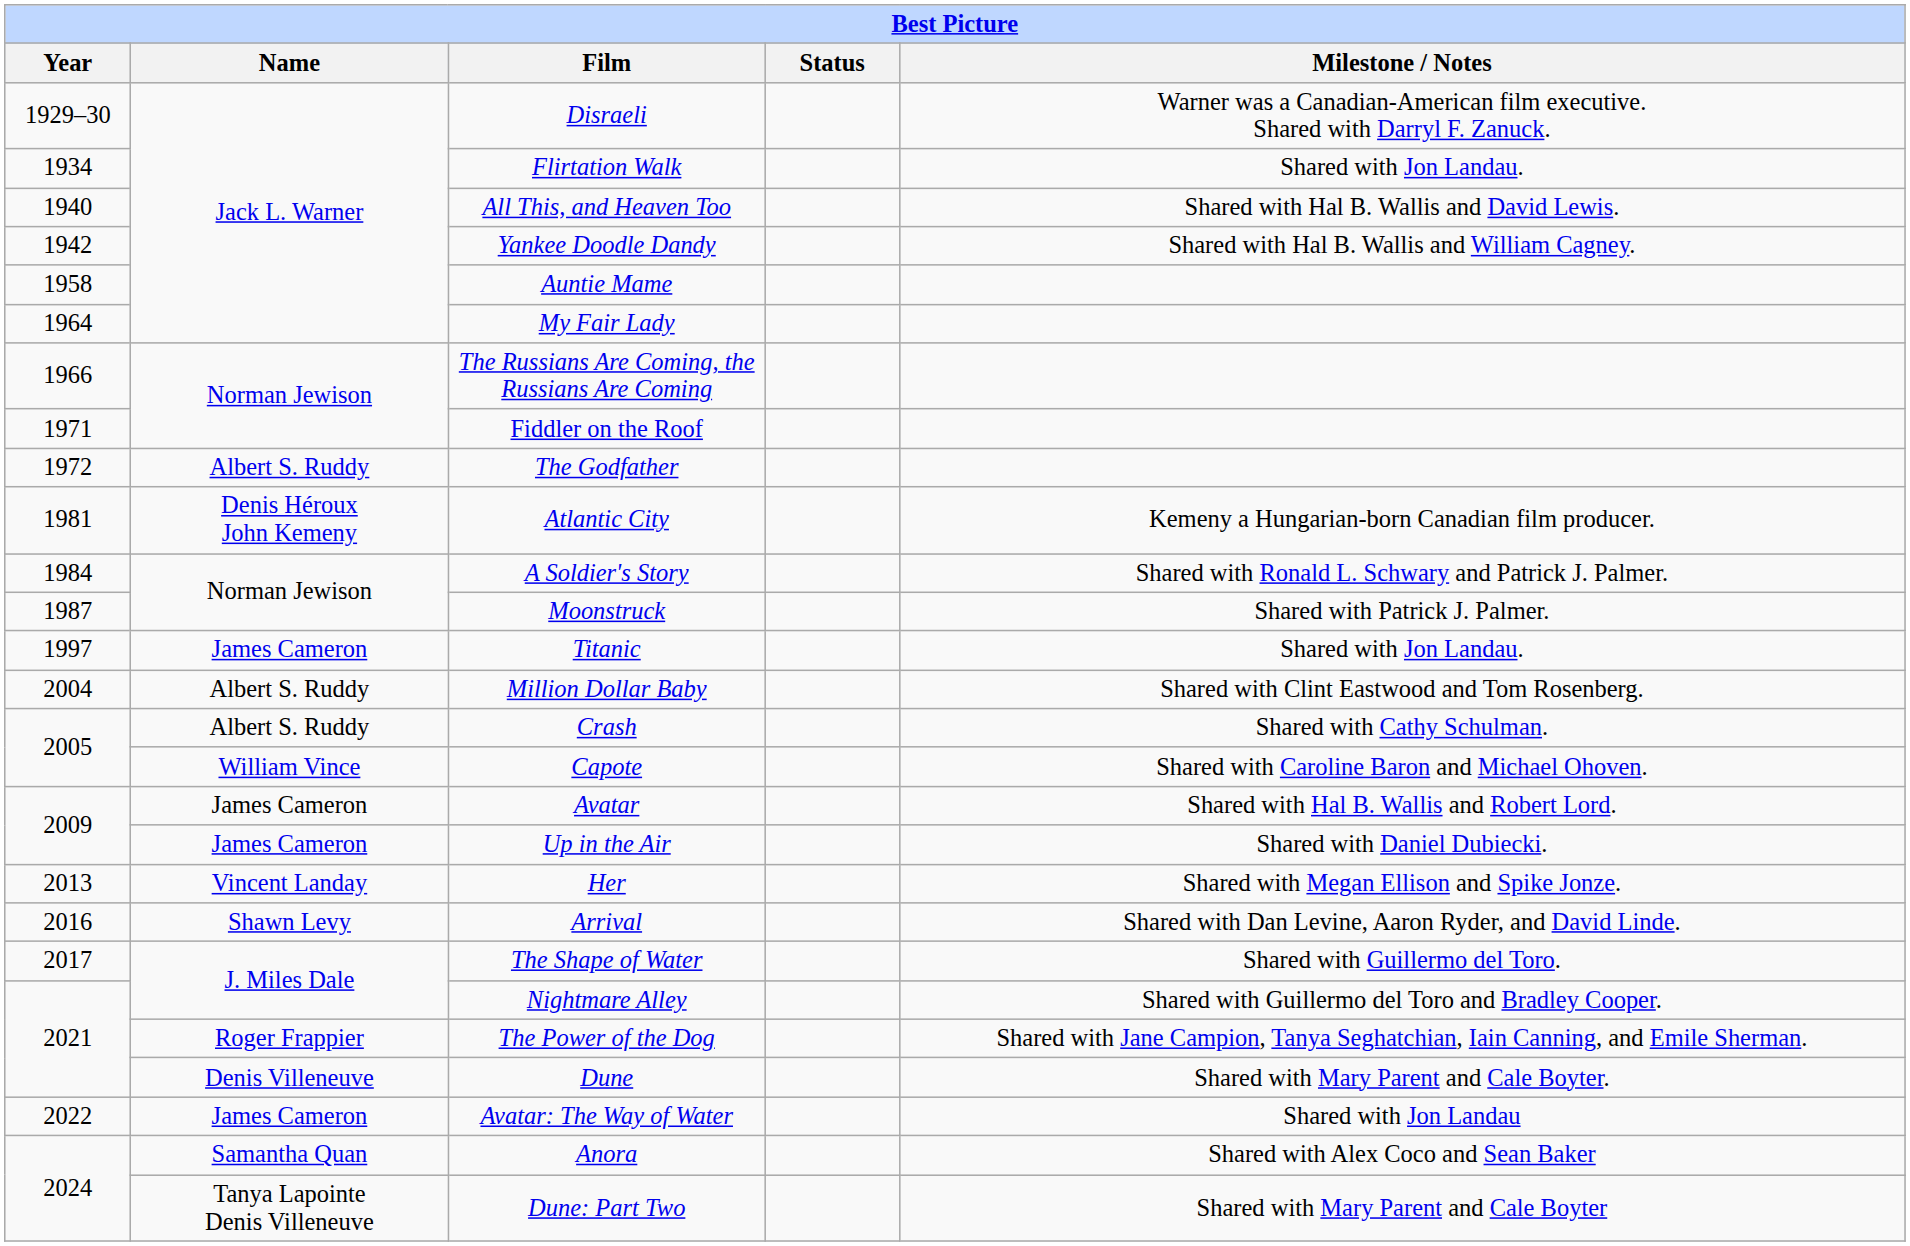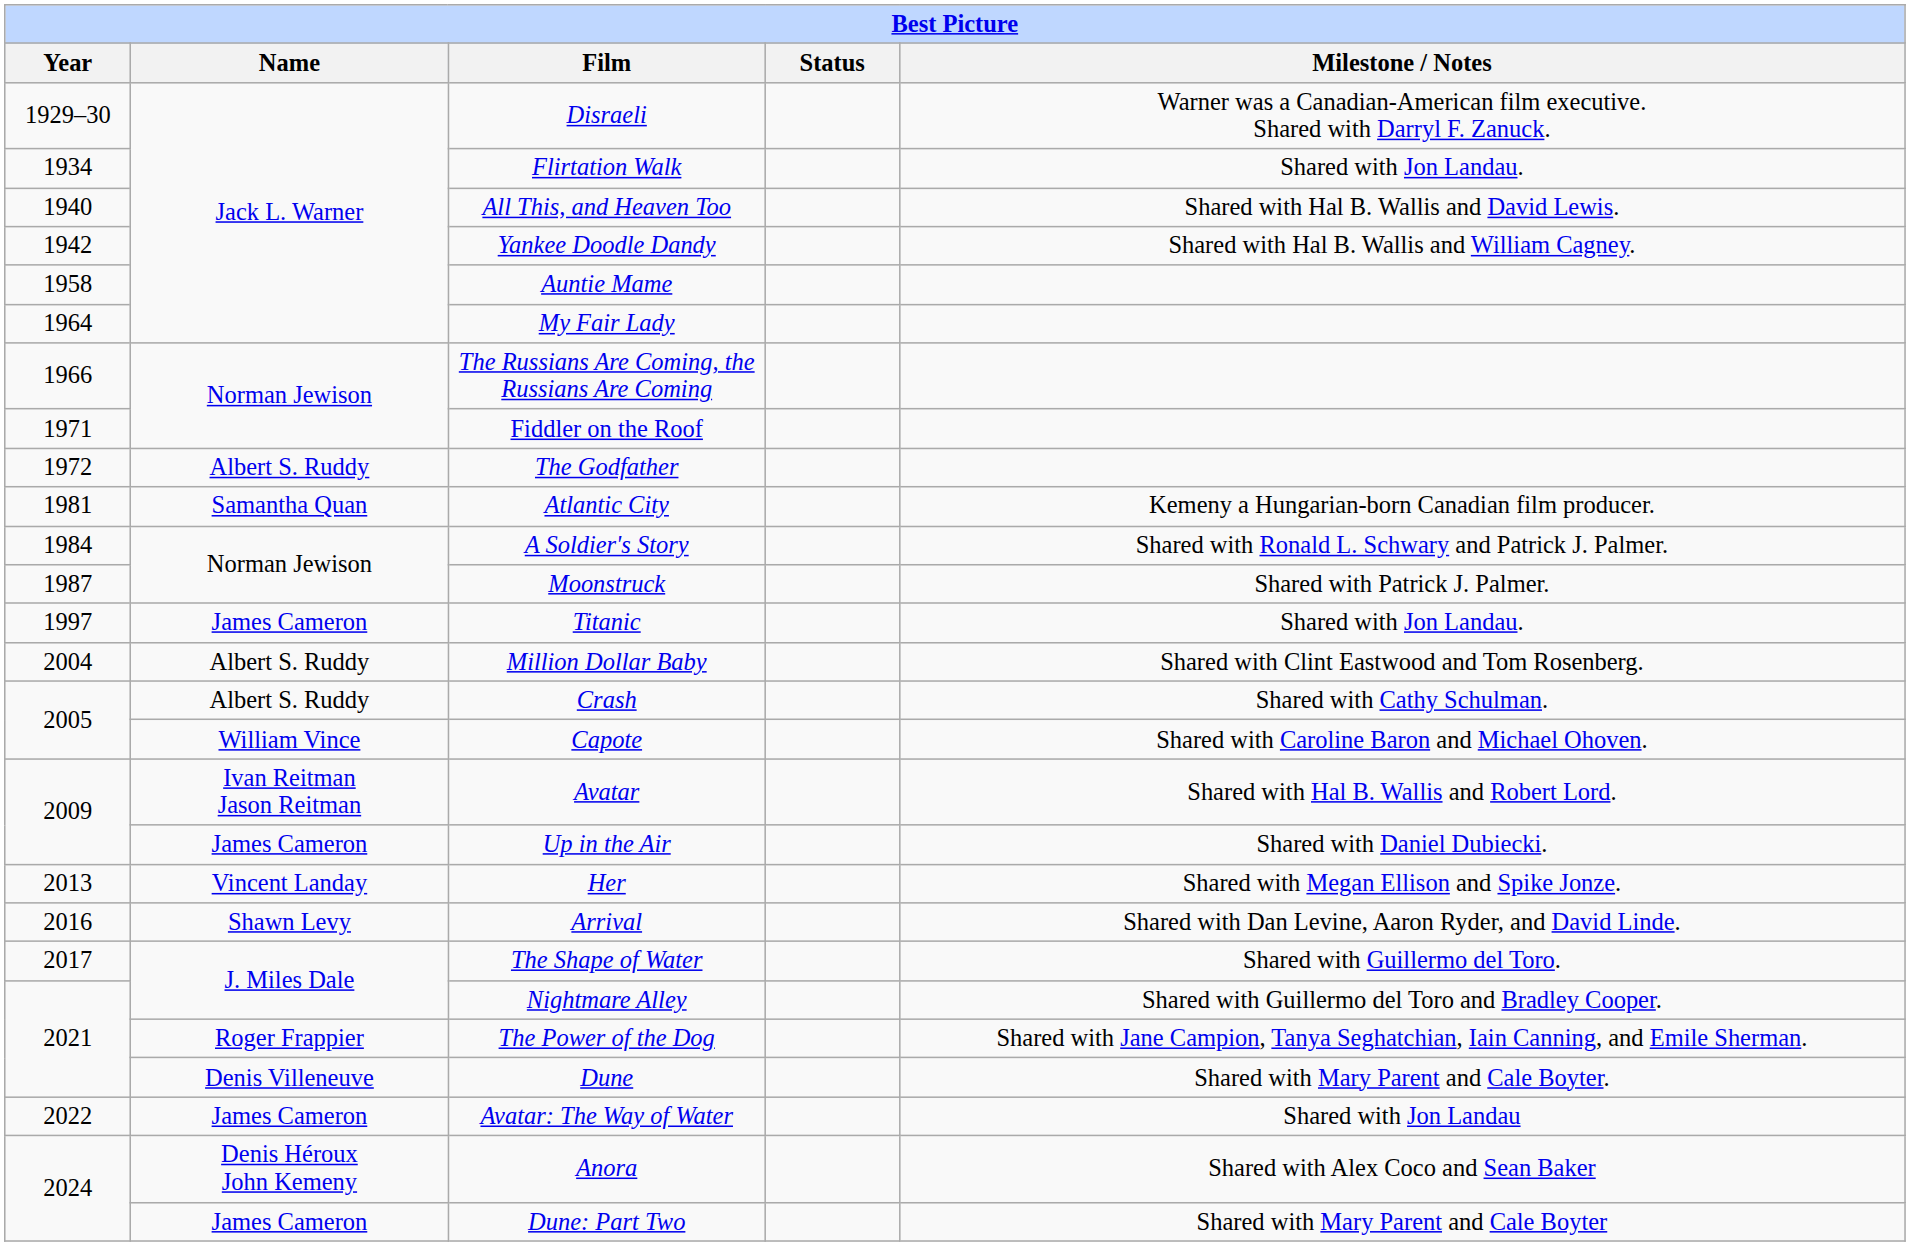(289, 519) Denis Héroux John Kemeny -> (289, 506) Samantha Quan
(289, 805) James Cameron -> (289, 791) Ivan Reitman Jason Reitman
(289, 1154) Samantha Quan -> (289, 1168) Denis Héroux John Kemeny
(289, 1207) Tanya Lapointe Denis Villeneuve -> (289, 1221) James Cameron
